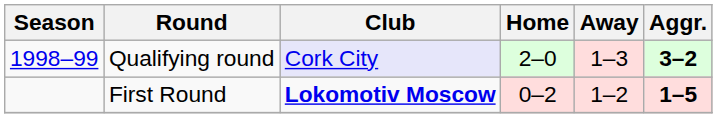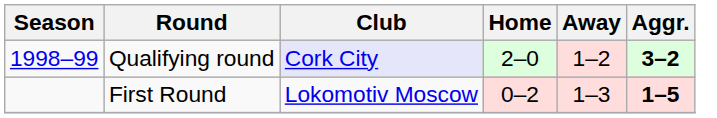(609, 58) 1–3 -> (592, 58) 1–2
(390, 94) bold -> (381, 94) normal
(609, 94) 1–2 -> (592, 94) 1–3
